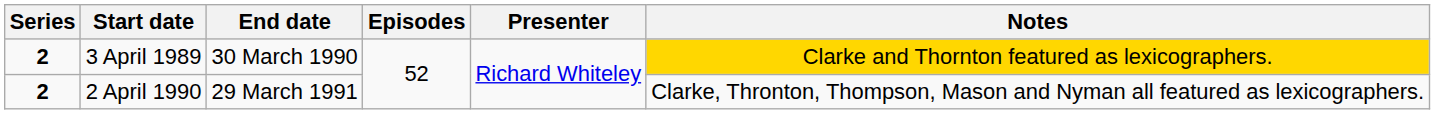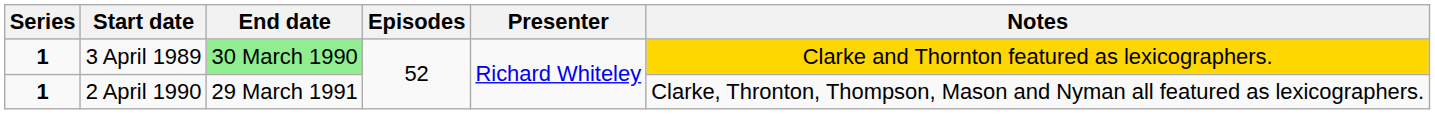(43, 56) 2 -> (43, 56) 1
(285, 56) no background -> (285, 56) lightgreen background
(43, 91) 2 -> (43, 91) 1
